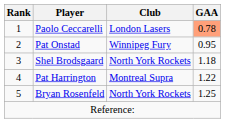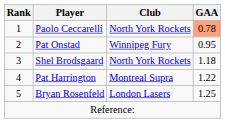(140, 28) London Lasers -> (150, 28) North York Rockets
(150, 93) North York Rockets -> (140, 93) London Lasers
